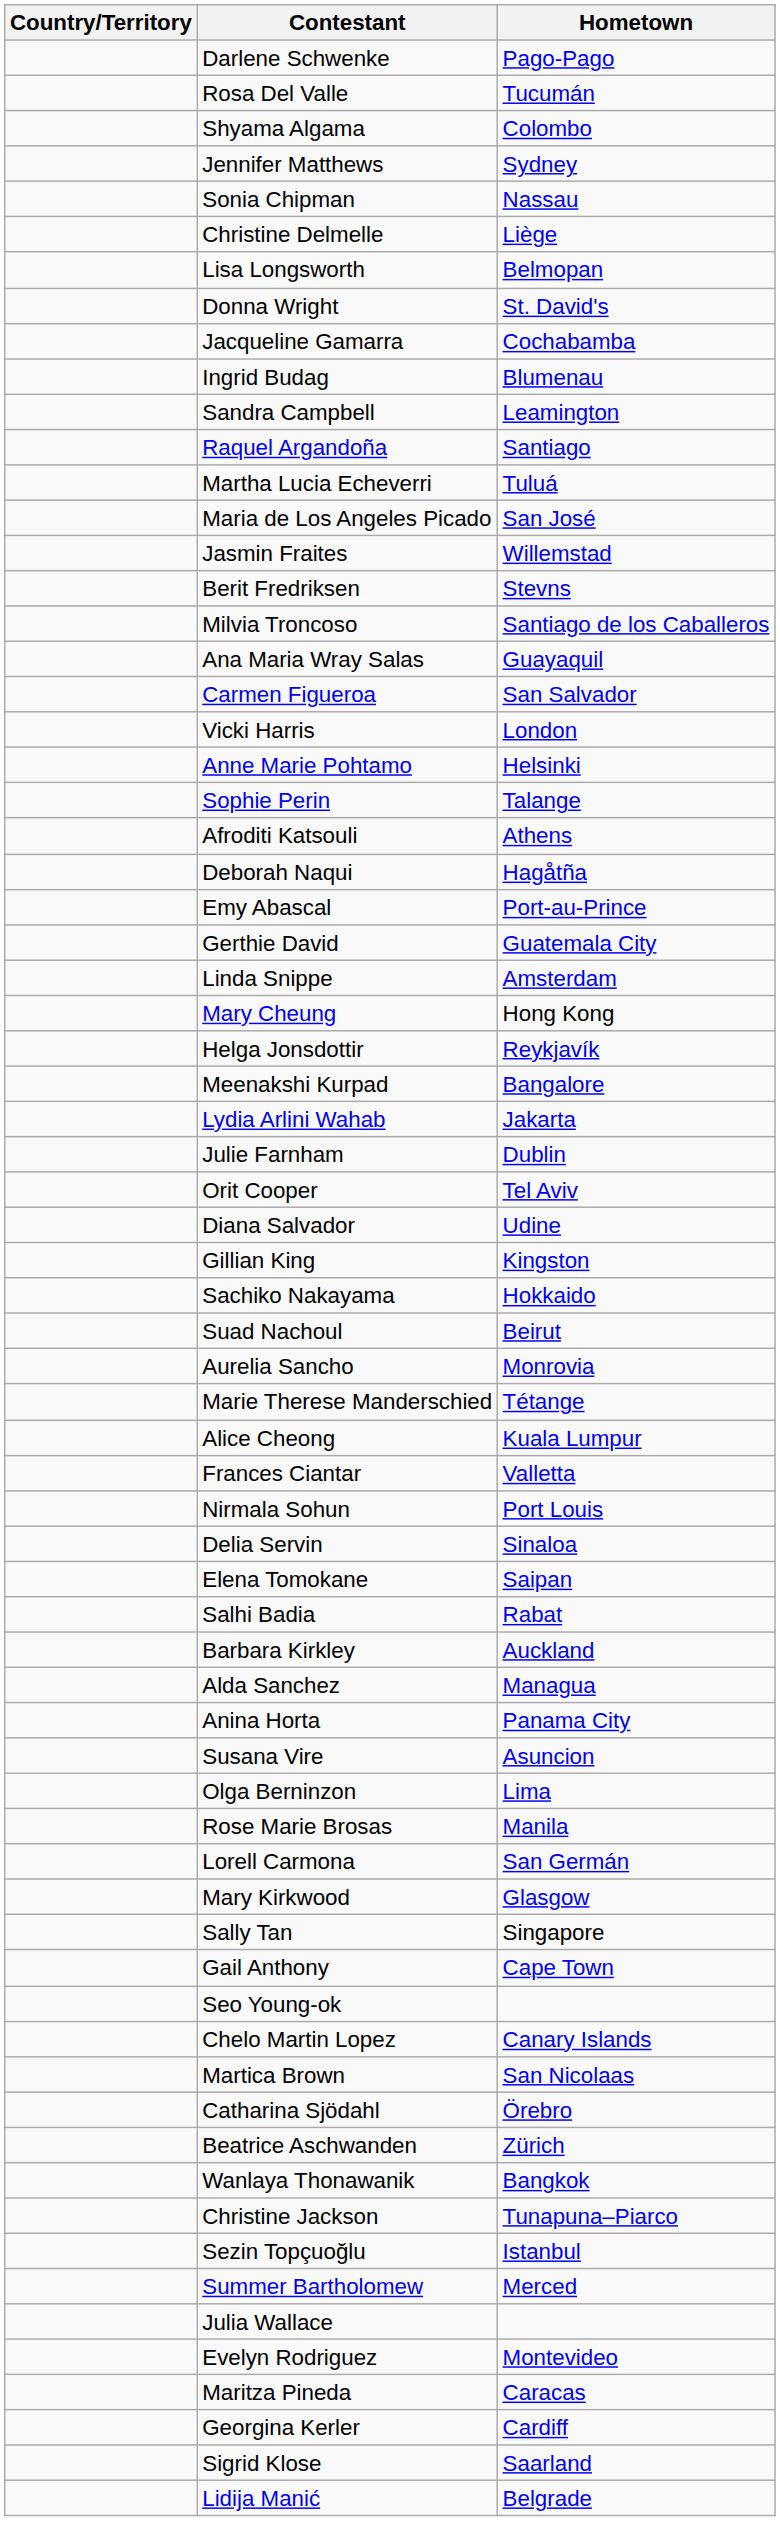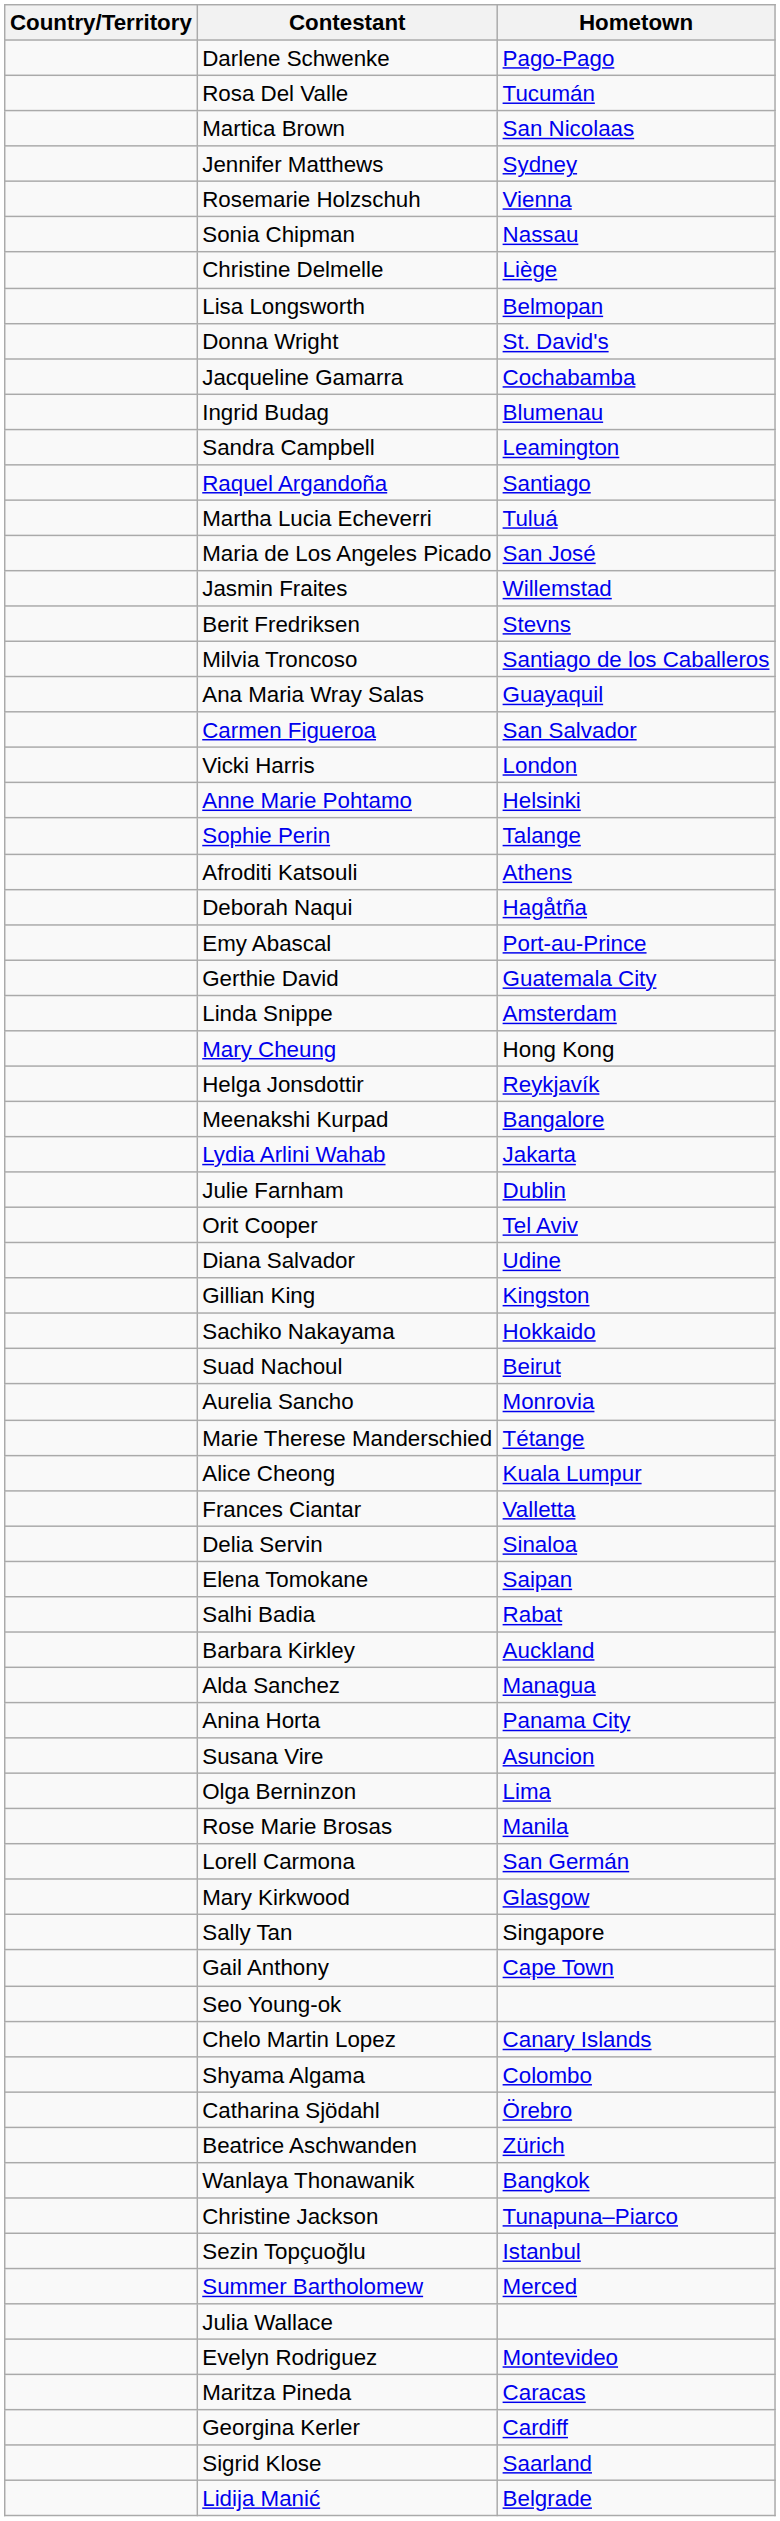rows swapped: (274, 2074) <-> (284, 129)
+ row: (311, 199)
- row: (276, 1508)
